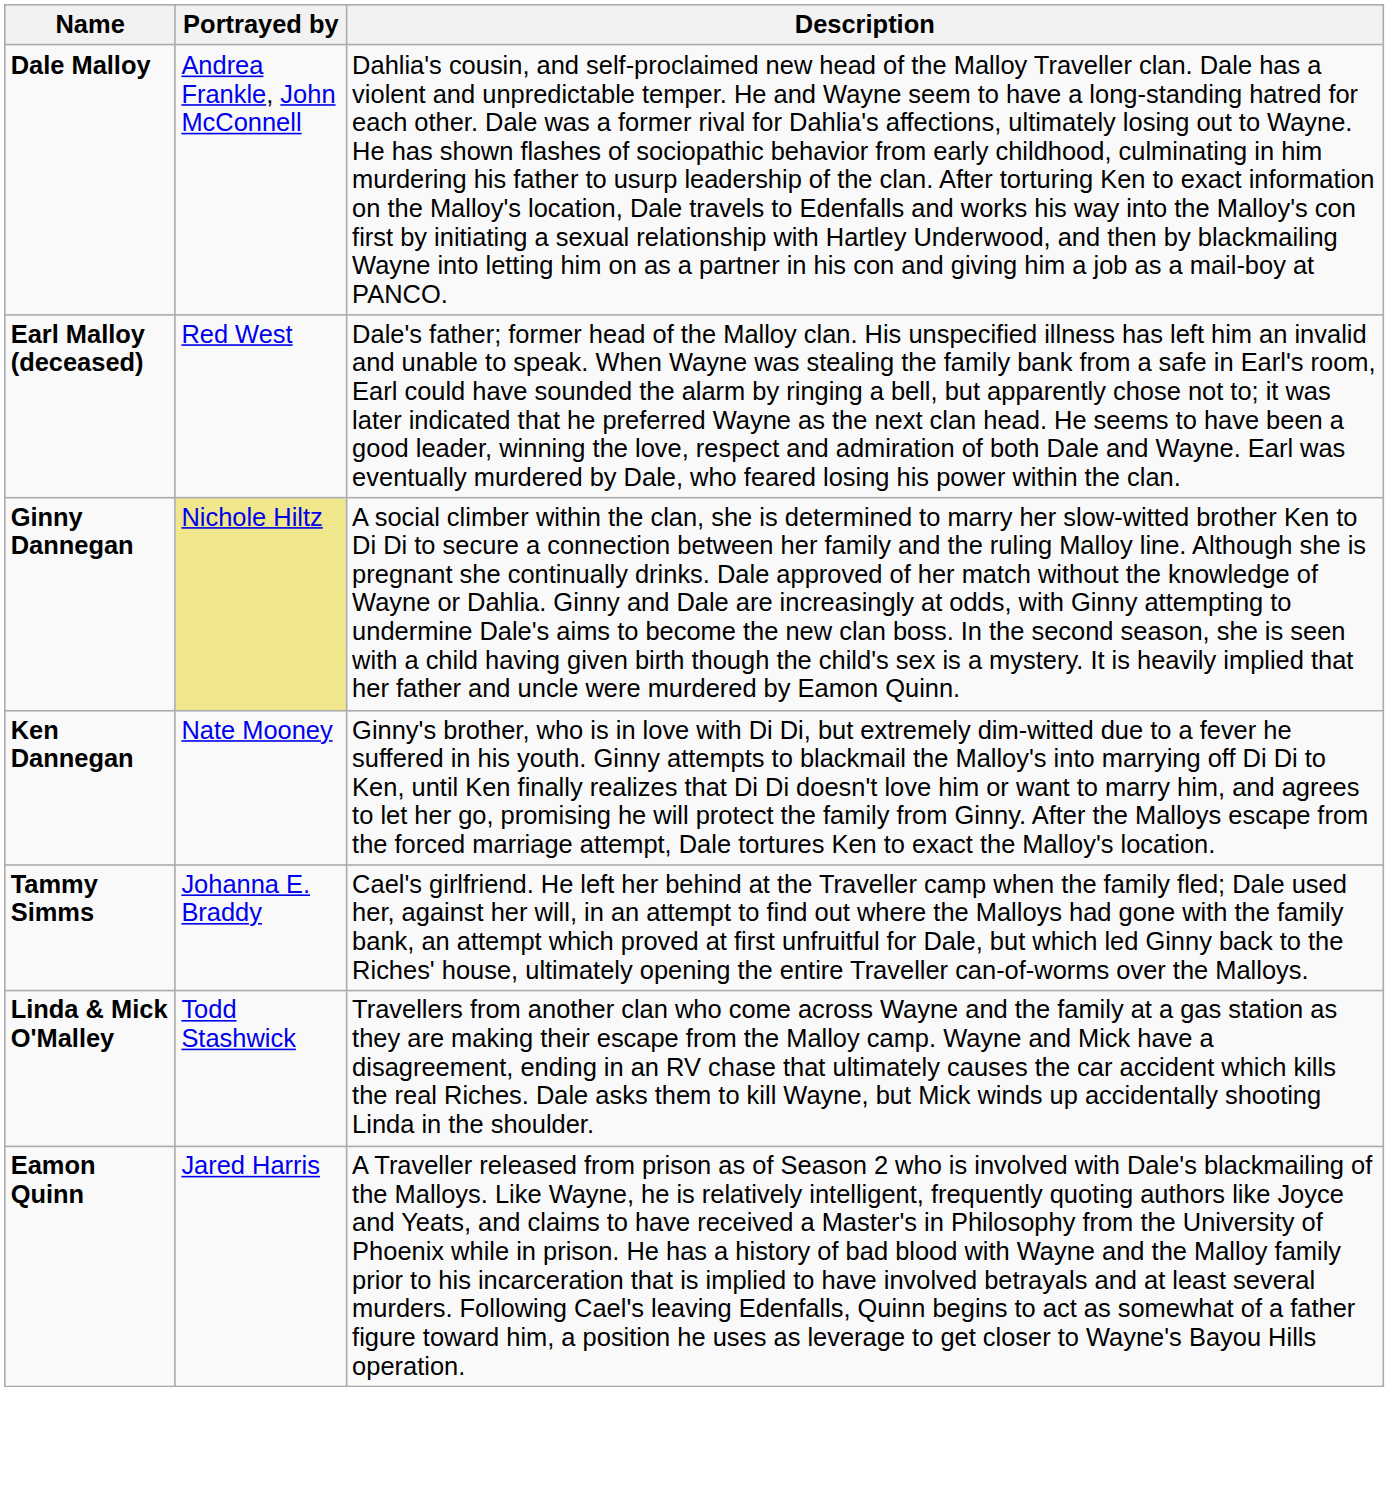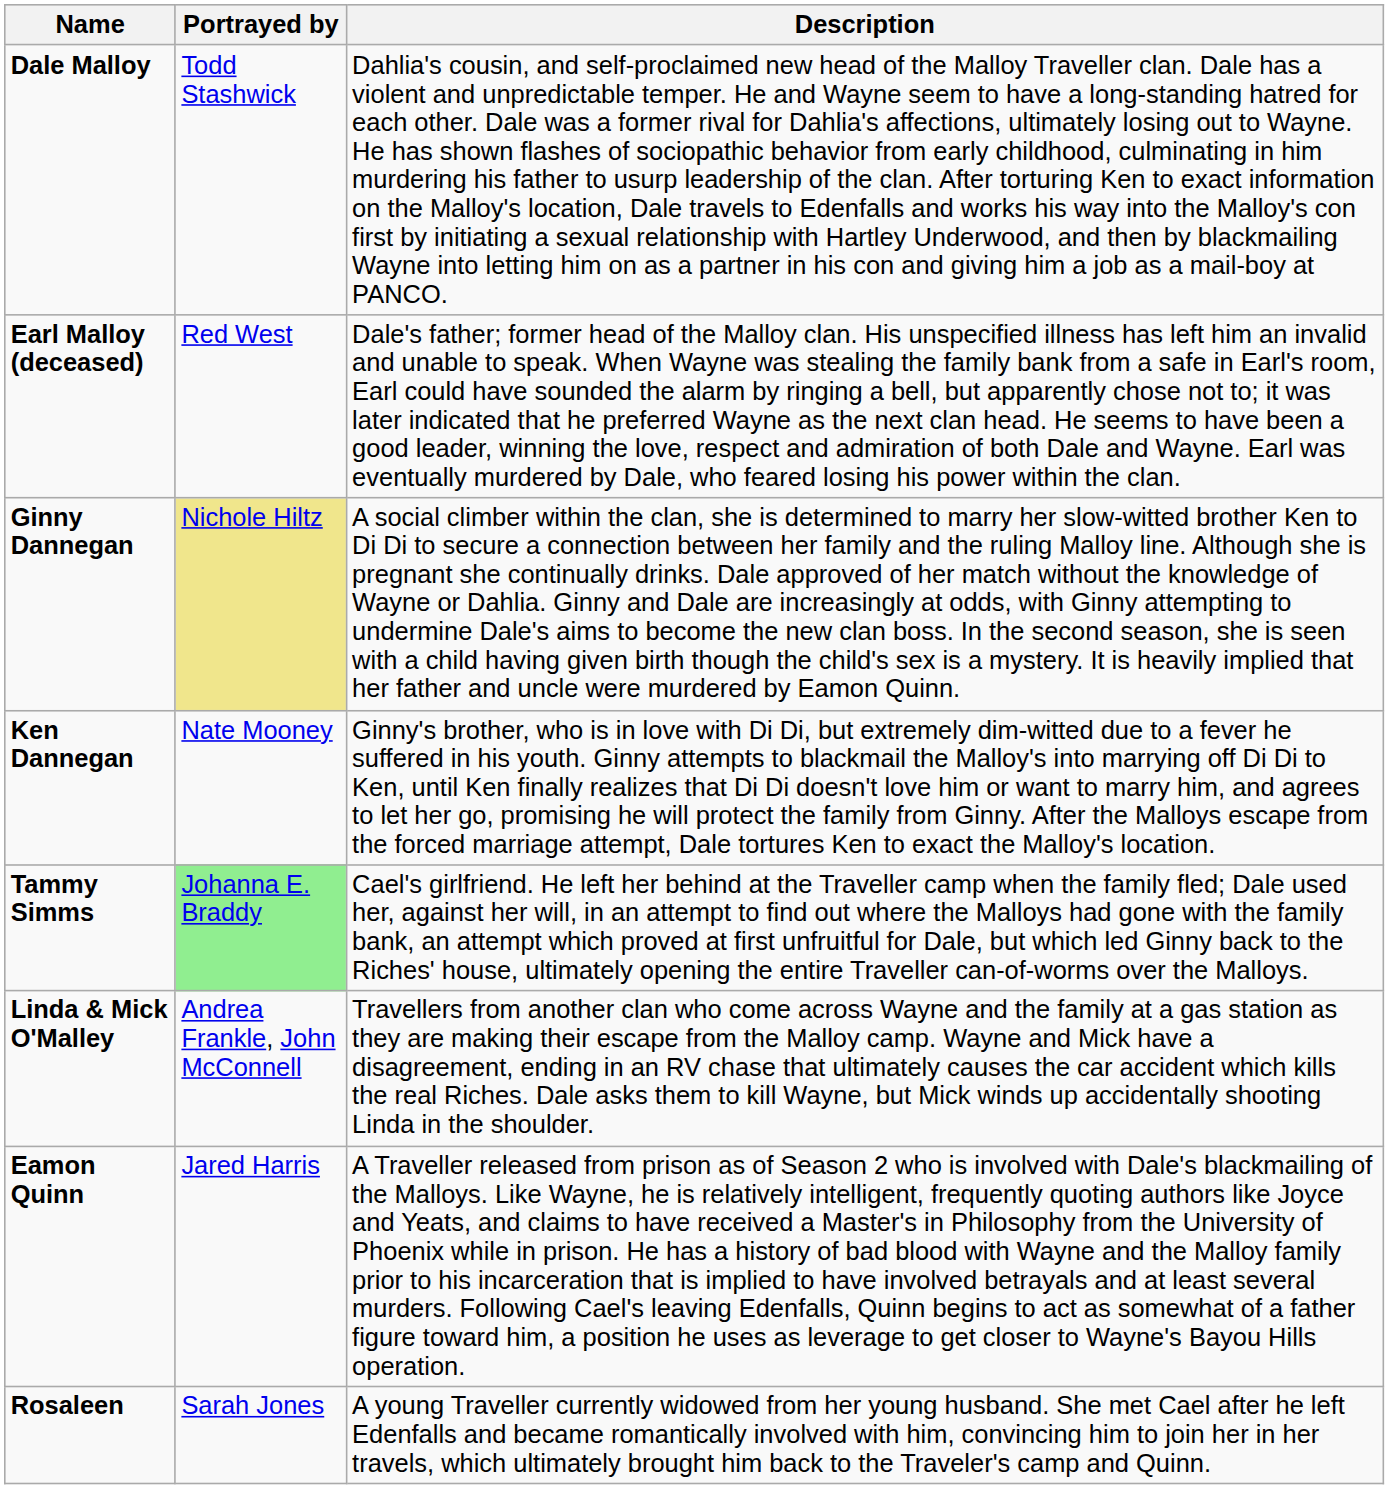(258, 93) Andrea Frankle, John McConnell -> (239, 79) Todd Stashwick
(246, 898) no background -> (246, 898) lightgreen background
(239, 1025) Todd Stashwick -> (258, 1039) Andrea Frankle, John McConnell
+ row: (67, 1406)
